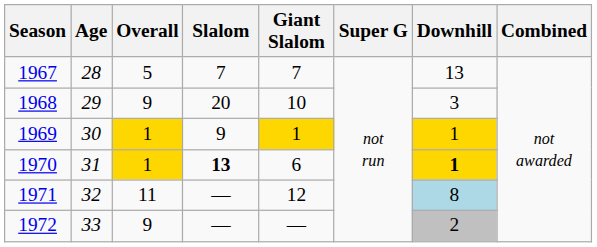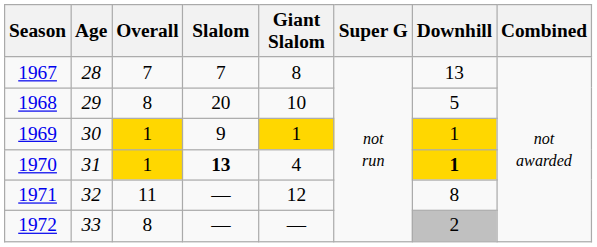(147, 72) 5 -> (147, 72) 7
(296, 72) 7 -> (296, 72) 8
(147, 103) 9 -> (147, 103) 8
(454, 103) 3 -> (454, 103) 5
(296, 164) 6 -> (296, 164) 4
(454, 195) lightblue background -> (454, 195) no background
(147, 225) 9 -> (147, 225) 8
